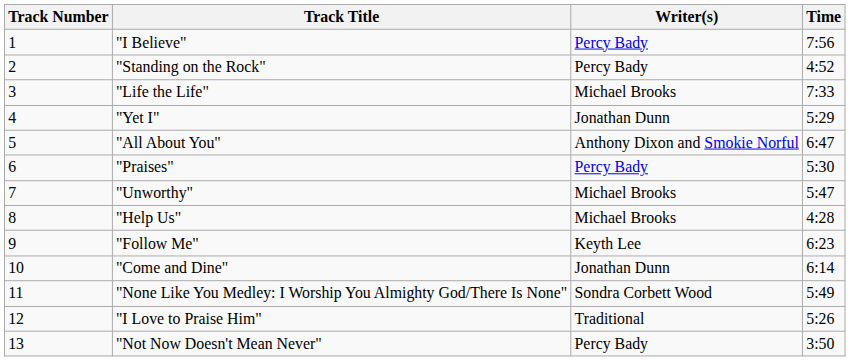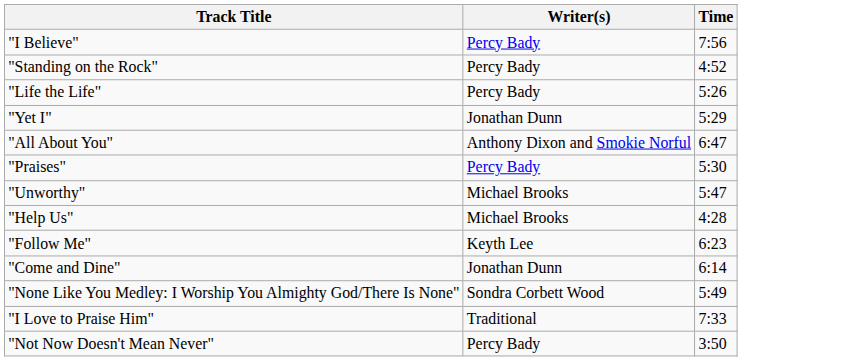- column: (58, 17)
(625, 92) Michael Brooks -> (504, 92) Percy Bady
(820, 92) 7:33 -> (713, 92) 5:26
(820, 318) 5:26 -> (713, 318) 7:33
